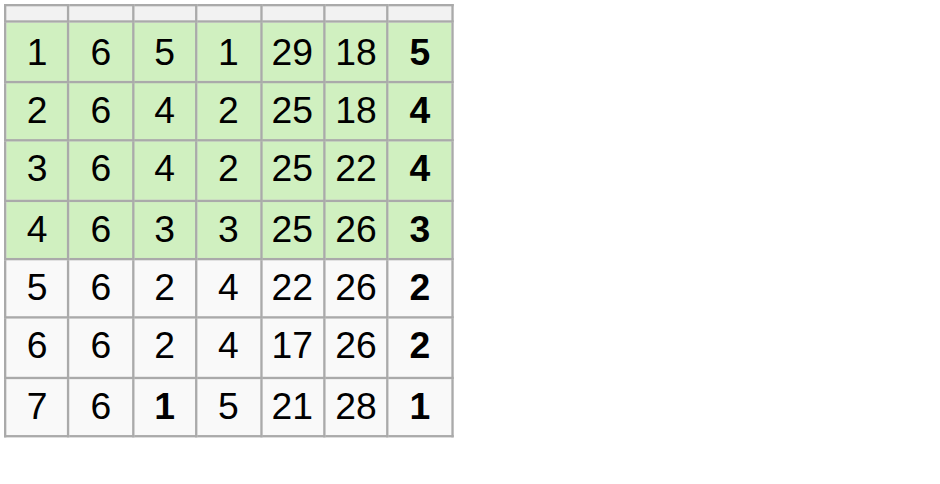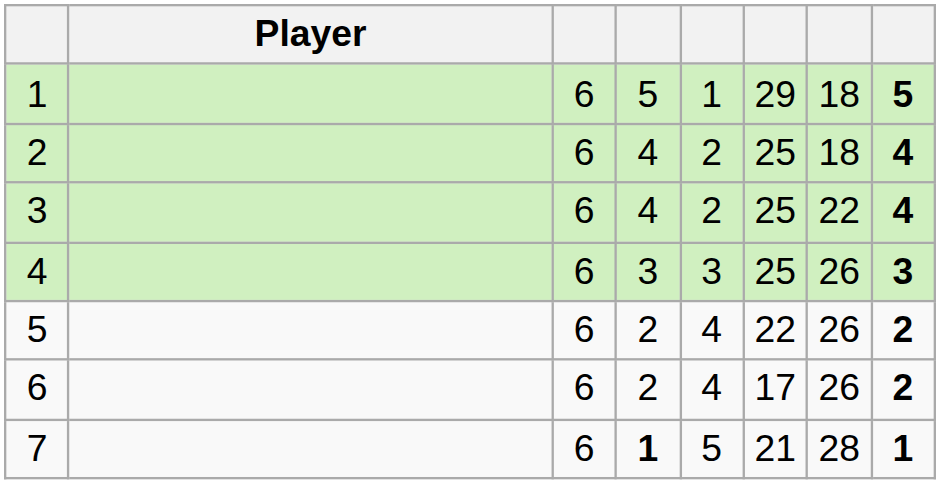+ column: (311, 34)
